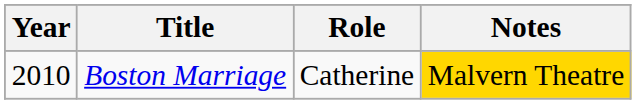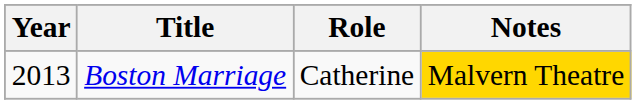(41, 74) 2010 -> (41, 74) 2013
